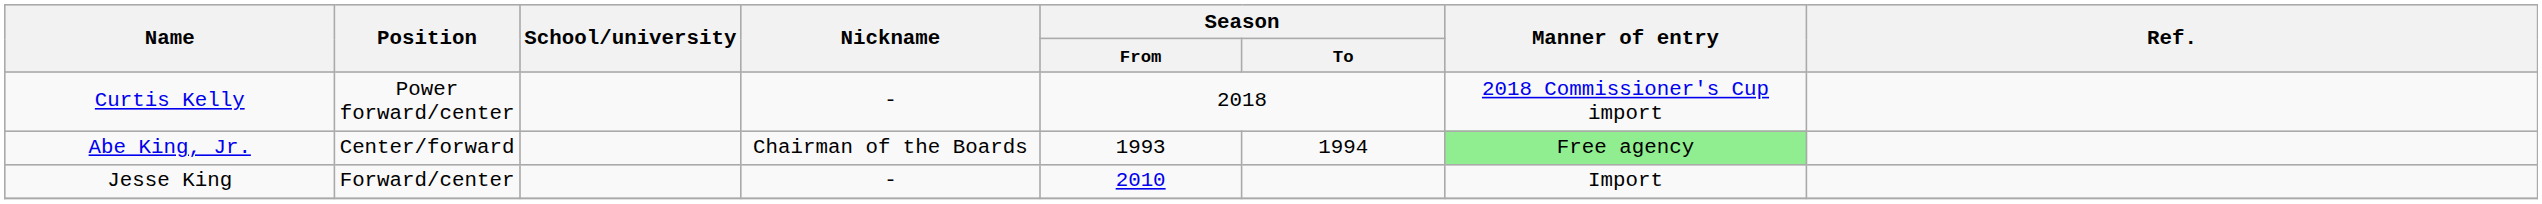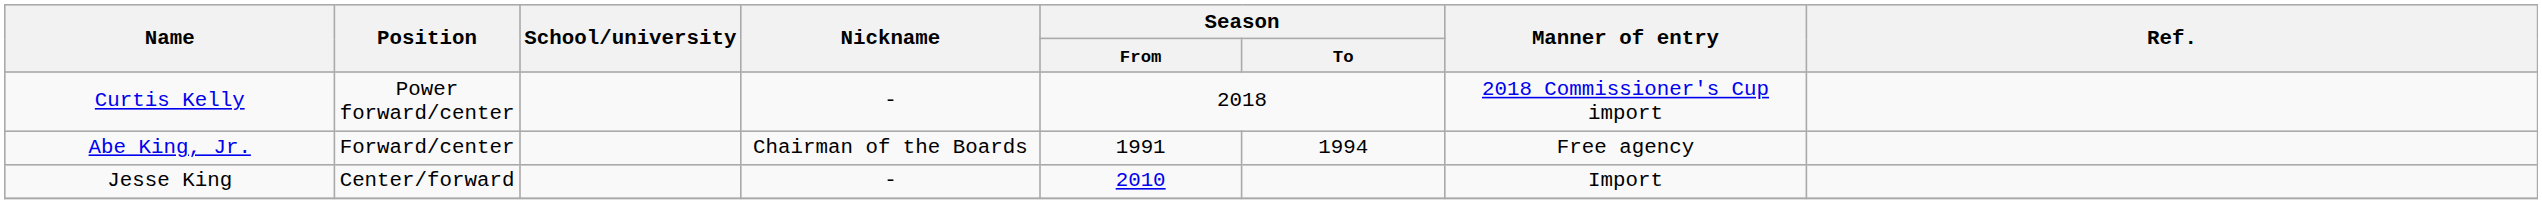(427, 147) Center/forward -> (427, 147) Forward/center
(1141, 147) 1993 -> (1141, 147) 1991
(1625, 147) lightgreen background -> (1625, 147) no background
(427, 181) Forward/center -> (427, 181) Center/forward
